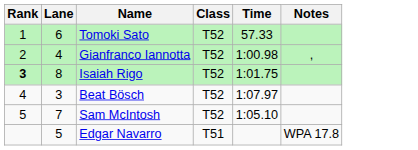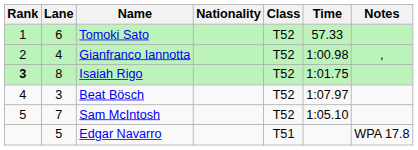+ column: (229, 14)
